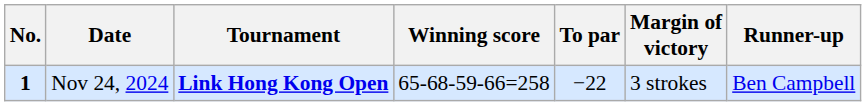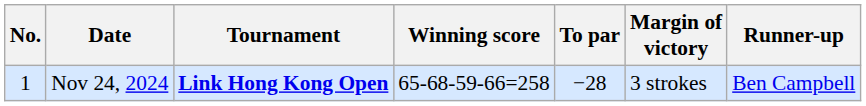(25, 83) bold -> (25, 83) normal
(590, 83) −22 -> (590, 83) −28
